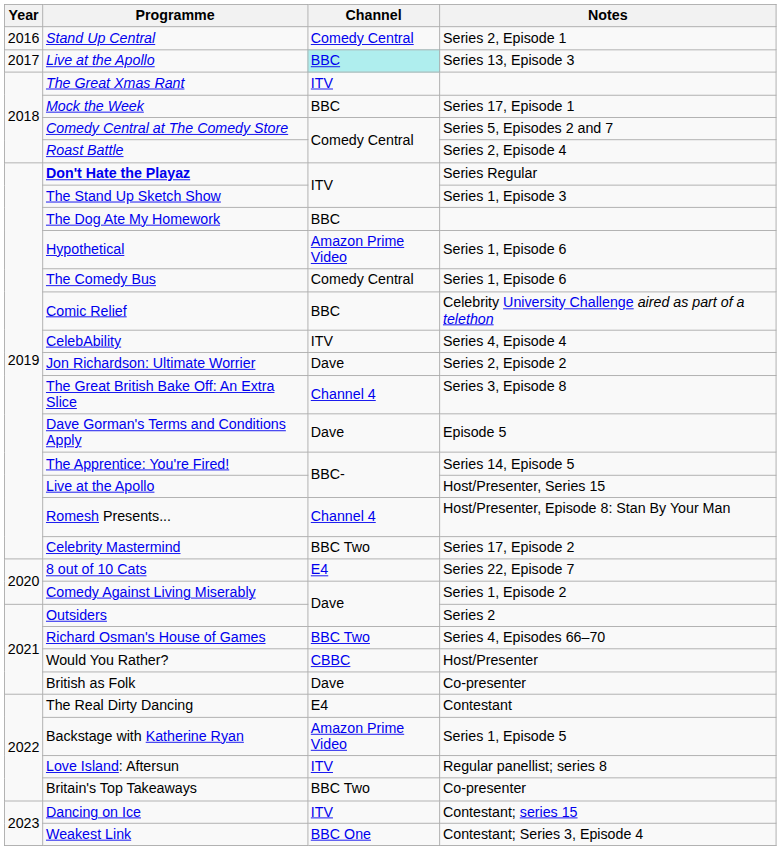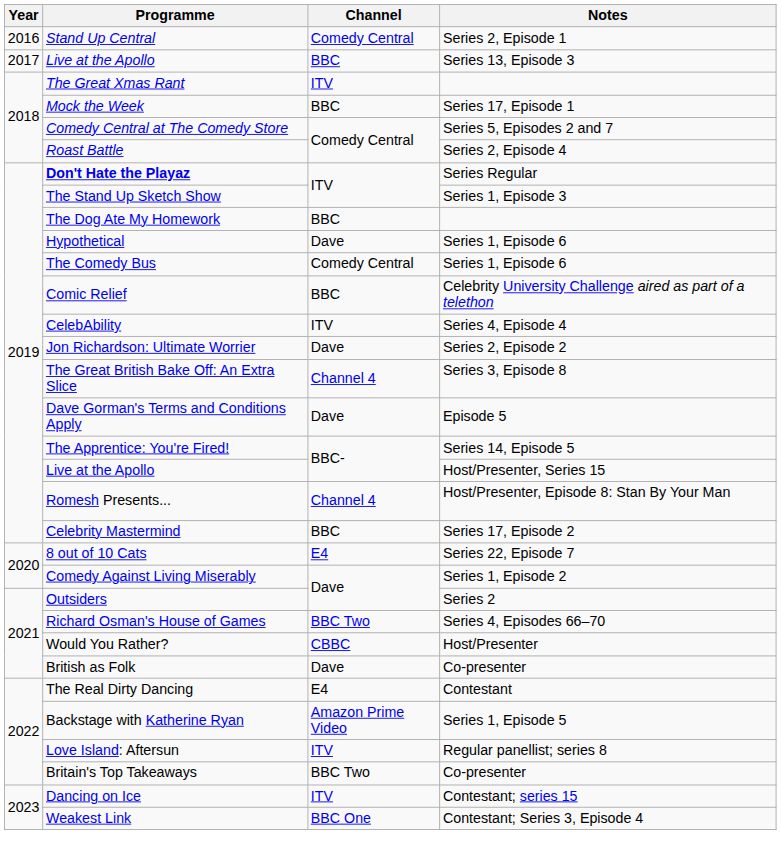(325, 60) paleturquoise background -> (325, 60) no background
(358, 249) Amazon Prime Video -> (327, 241) Dave
(340, 547) BBC Two -> (325, 531) BBC
